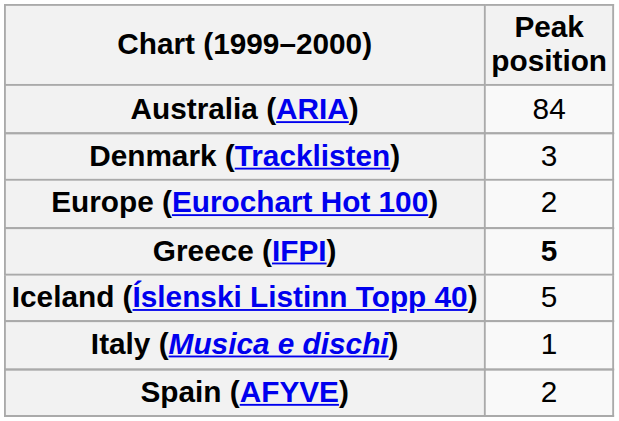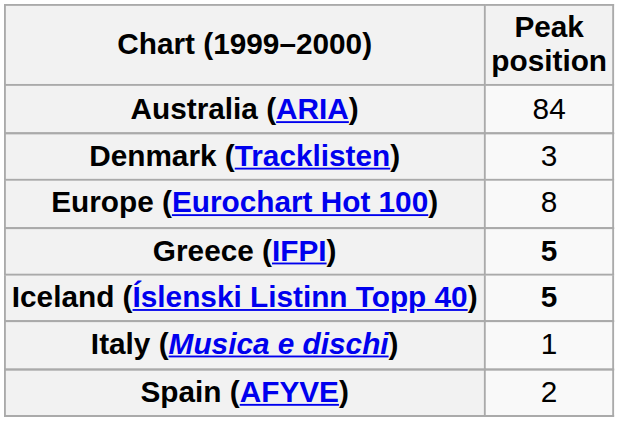(549, 203) 2 -> (549, 203) 8
(549, 297) normal -> (549, 297) bold
